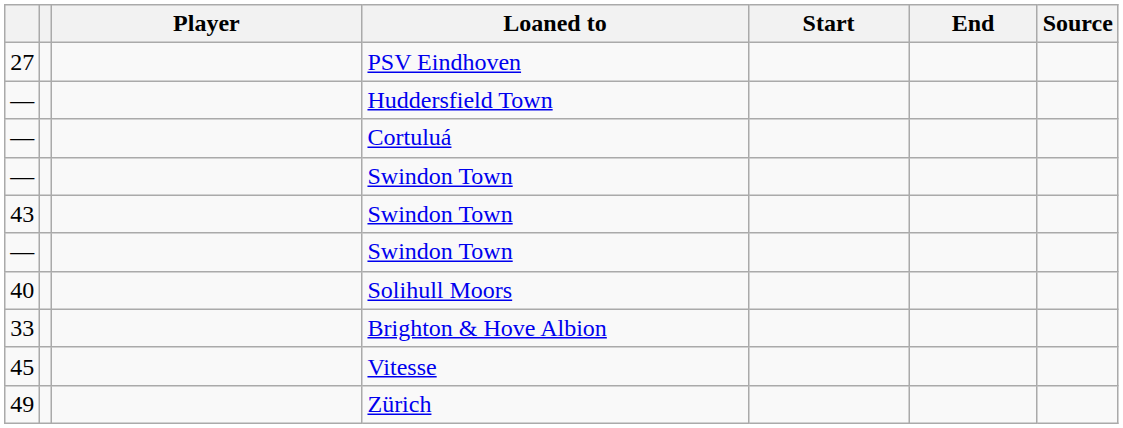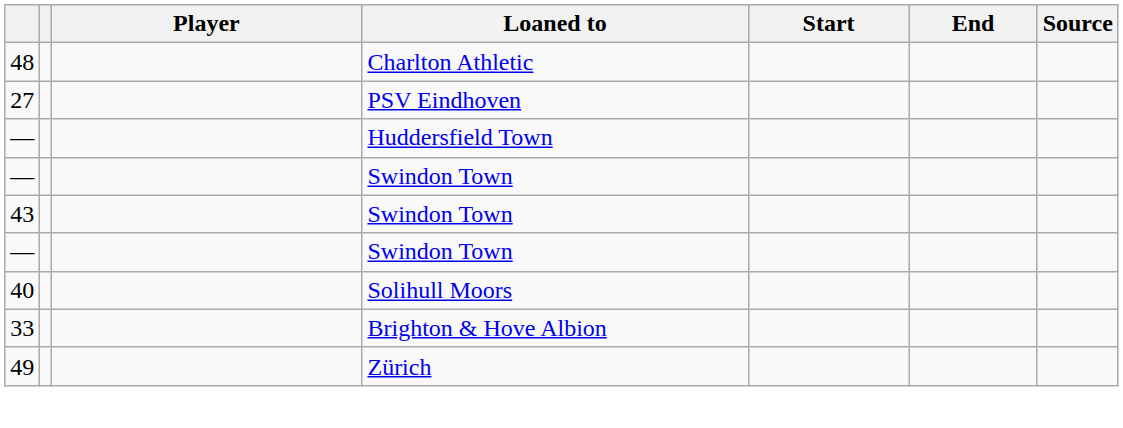+ row: (22, 61)
- row: (22, 137)
- row: (22, 366)
